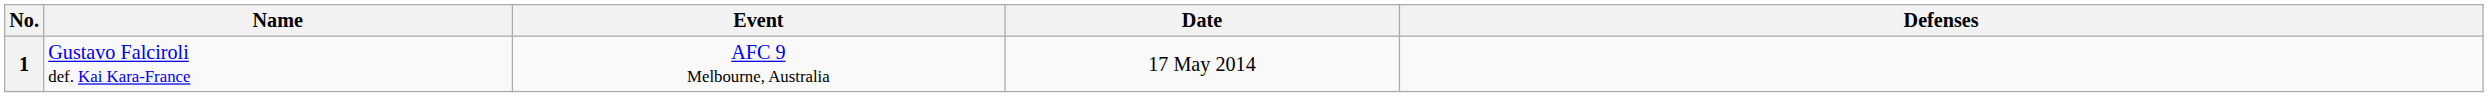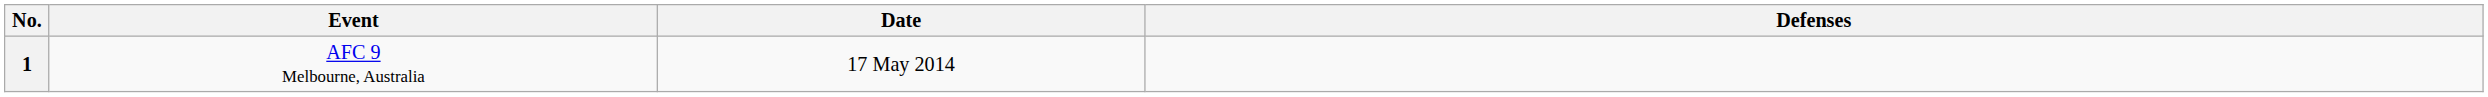- column: (278, 20)
